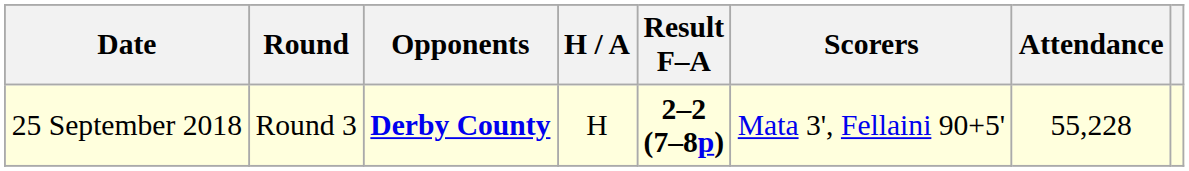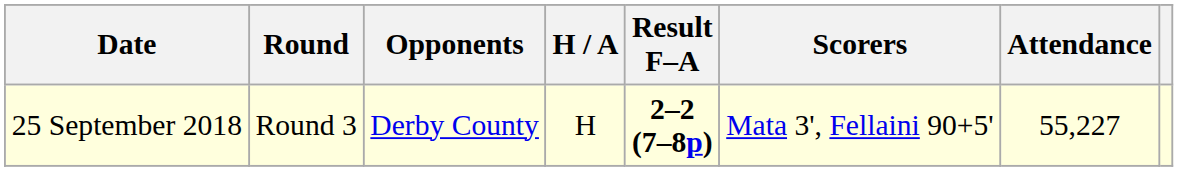(460, 124) bold -> (455, 124) normal
(1091, 124) 55,228 -> (1080, 124) 55,227
